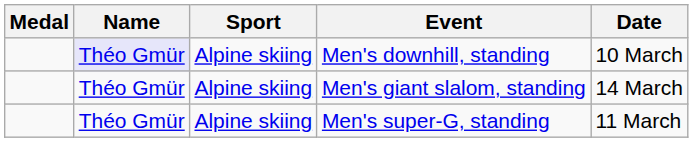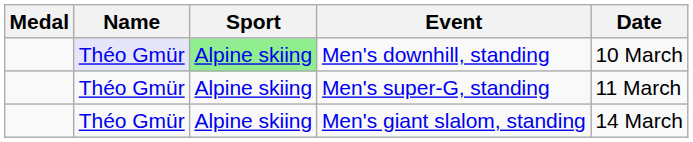(253, 55) no background -> (253, 55) lightgreen background
rows swapped: (436, 121) <-> (454, 88)
